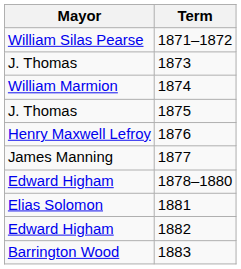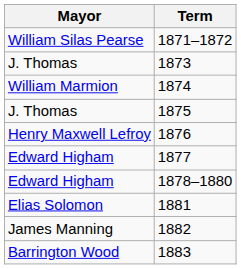(60, 157) James Manning -> (61, 157) Edward Higham
(61, 228) Edward Higham -> (60, 228) James Manning
